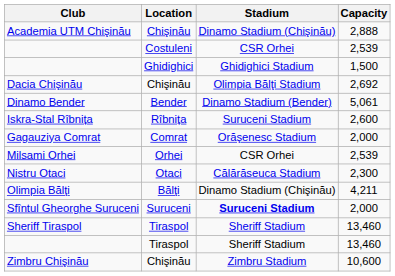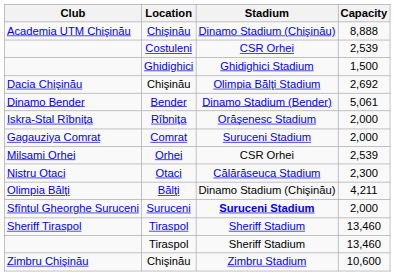(364, 31) 2,888 -> (364, 31) 8,888
(267, 119) Suruceni Stadium -> (267, 119) Orăşenesc Stadium
(364, 119) 2,600 -> (364, 119) 2,000
(267, 137) Orăşenesc Stadium -> (267, 137) Suruceni Stadium
